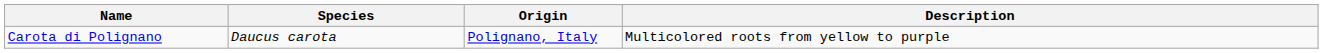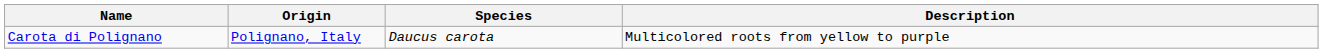columns swapped: (346, 16) <-> (543, 16)
